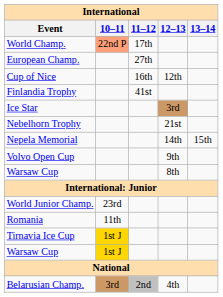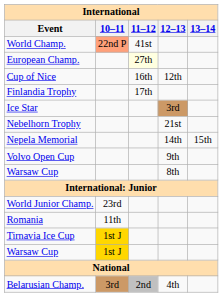(143, 44) 17th -> (143, 44) 41st
(143, 60) no background -> (143, 60) lightyellow background
(143, 92) 41st -> (143, 92) 17th
